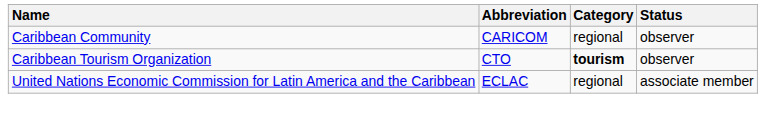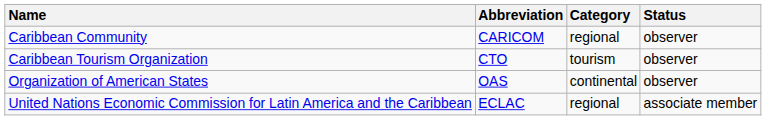(599, 59) bold -> (593, 59) normal
+ row: (108, 81)
